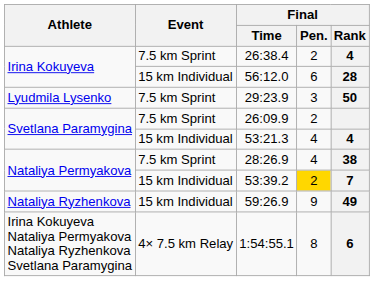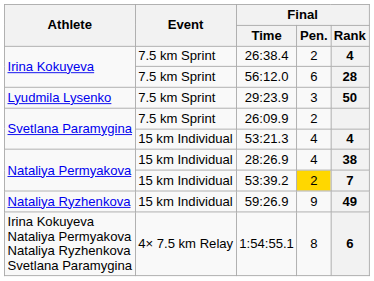(185, 77) 15 km Individual -> (177, 77) 7.5 km Sprint
(177, 160) 7.5 km Sprint -> (185, 160) 15 km Individual
